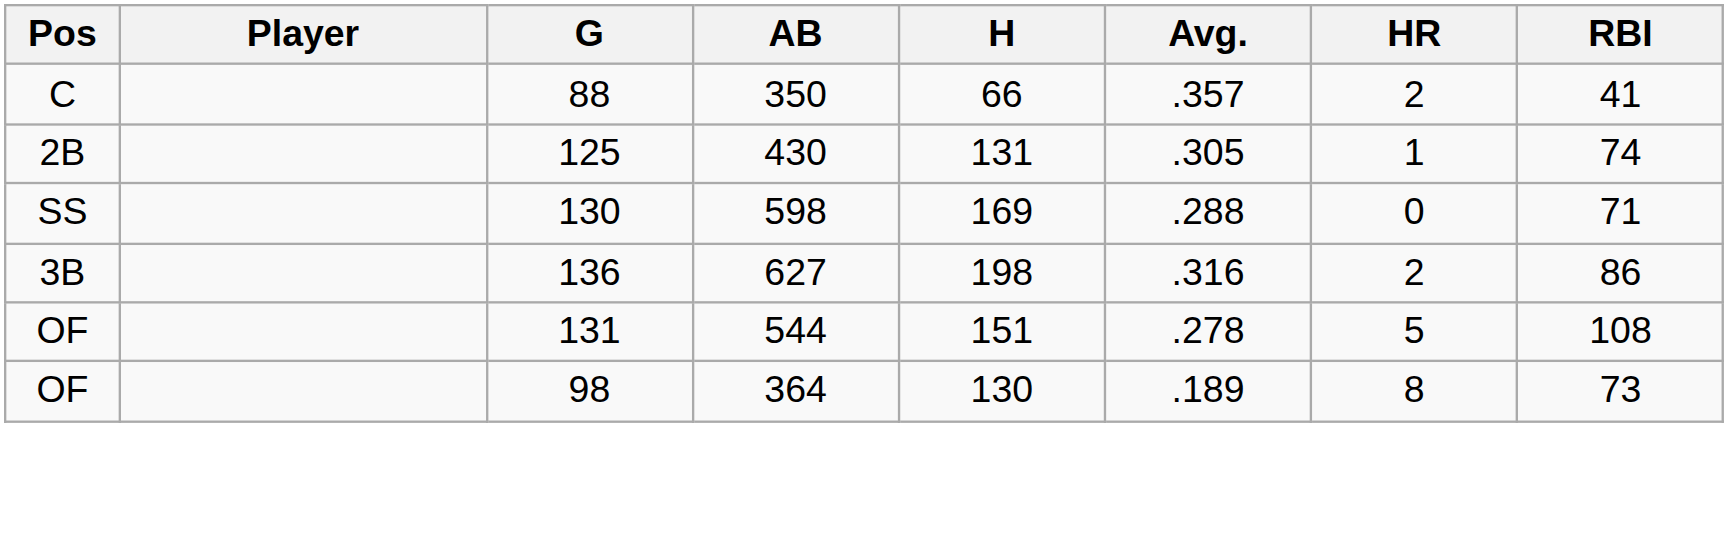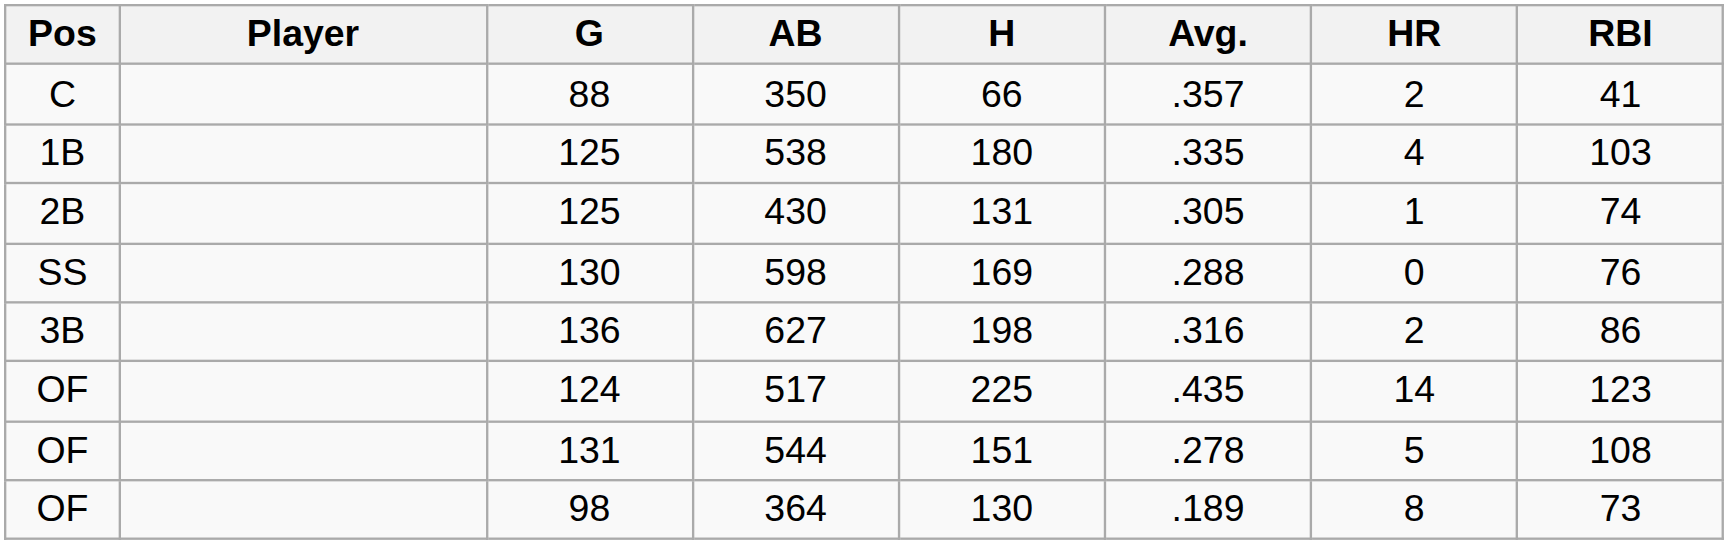+ row: (796, 152)
(1620, 212) 71 -> (1620, 271) 76
+ row: (796, 390)
